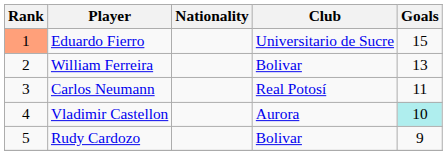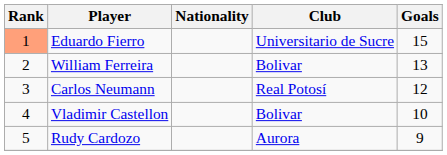(420, 89) 11 -> (420, 89) 12
(278, 114) Aurora -> (279, 114) Bolivar
(420, 114) paleturquoise background -> (420, 114) no background
(279, 138) Bolivar -> (278, 138) Aurora
